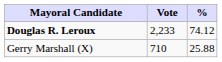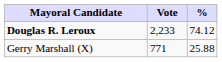(158, 48) 710 -> (158, 48) 771
